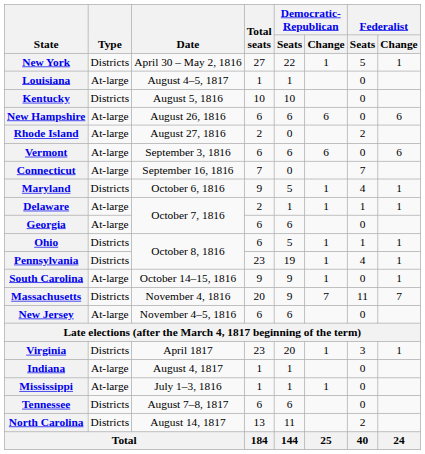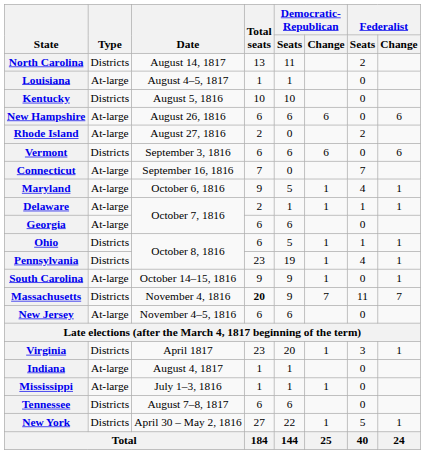rows swapped: (46, 62) <-> (46, 422)
(110, 152) At-large -> (110, 152) Districts
(110, 188) Districts -> (110, 188) At-large
(259, 296) normal -> (259, 296) bold
